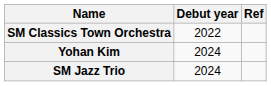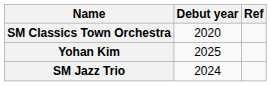(208, 33) 2022 -> (208, 33) 2020
(208, 52) 2024 -> (208, 52) 2025
